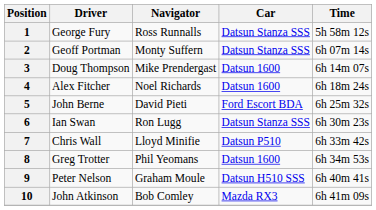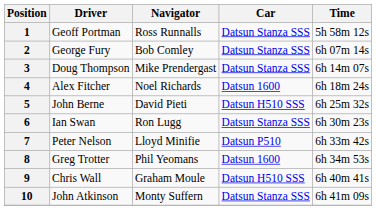(81, 31) George Fury -> (86, 31) Geoff Portman
(86, 50) Geoff Portman -> (81, 50) George Fury
(169, 50) Monty Suffern -> (164, 50) Bob Comley
(251, 68) Datsun 1600 -> (266, 68) Datsun Stanza SSS
(262, 104) Ford Escort BDA -> (263, 104) Datsun H510 SSS
(77, 141) Chris Wall -> (82, 141) Peter Nelson
(82, 178) Peter Nelson -> (77, 178) Chris Wall
(164, 196) Bob Comley -> (169, 196) Monty Suffern
(250, 196) Mazda RX3 -> (266, 196) Datsun Stanza SSS
